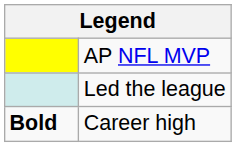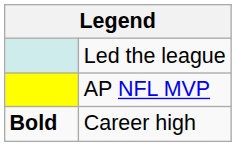rows swapped: (147, 55) <-> (155, 89)
